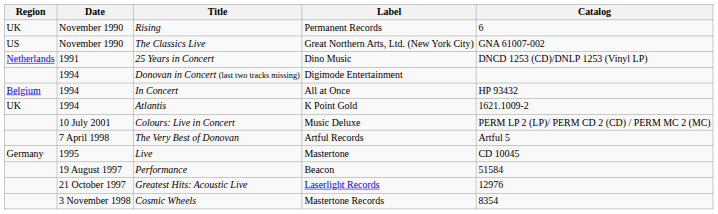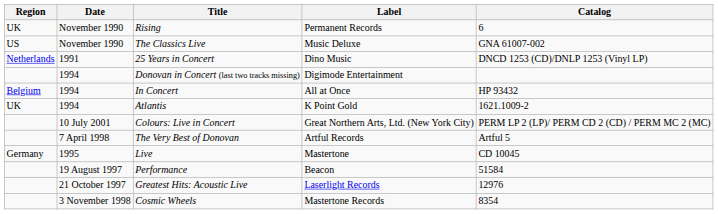(389, 43) Great Northern Arts, Ltd. (New York City) -> (332, 43) Music Deluxe
(332, 122) Music Deluxe -> (389, 122) Great Northern Arts, Ltd. (New York City)
